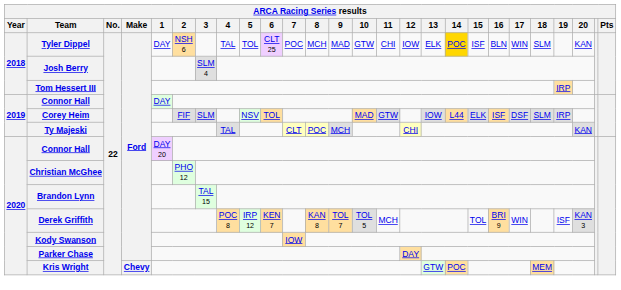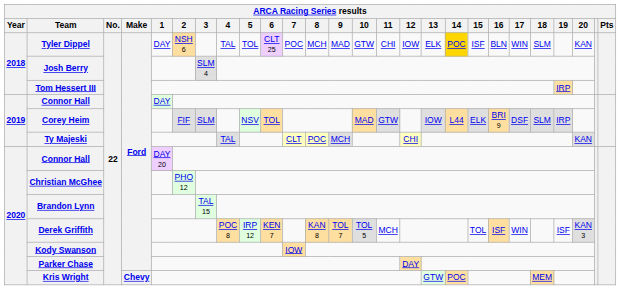(499, 116) ISF -> (499, 120) BRI 9
(499, 220) BRI 9 -> (499, 230) ISF
